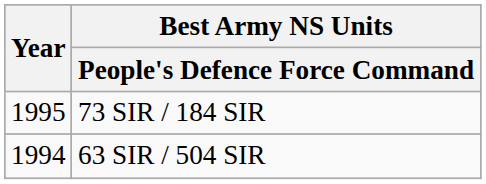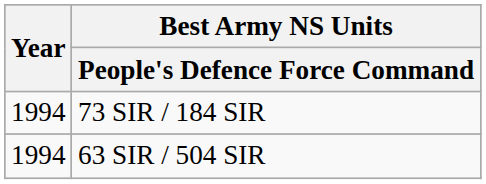(38, 112) 1995 -> (38, 112) 1994
